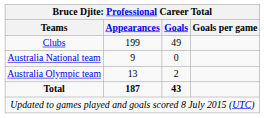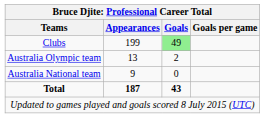(176, 43) no background -> (176, 43) lightgreen background
rows swapped: (54, 74) <-> (54, 58)
